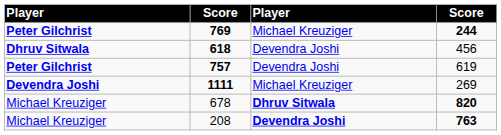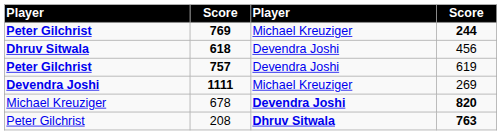(294, 103) Dhruv Sitwala -> (299, 103) Devendra Joshi
(56, 121) Michael Kreuziger -> (46, 121) Peter Gilchrist
(299, 121) Devendra Joshi -> (294, 121) Dhruv Sitwala
